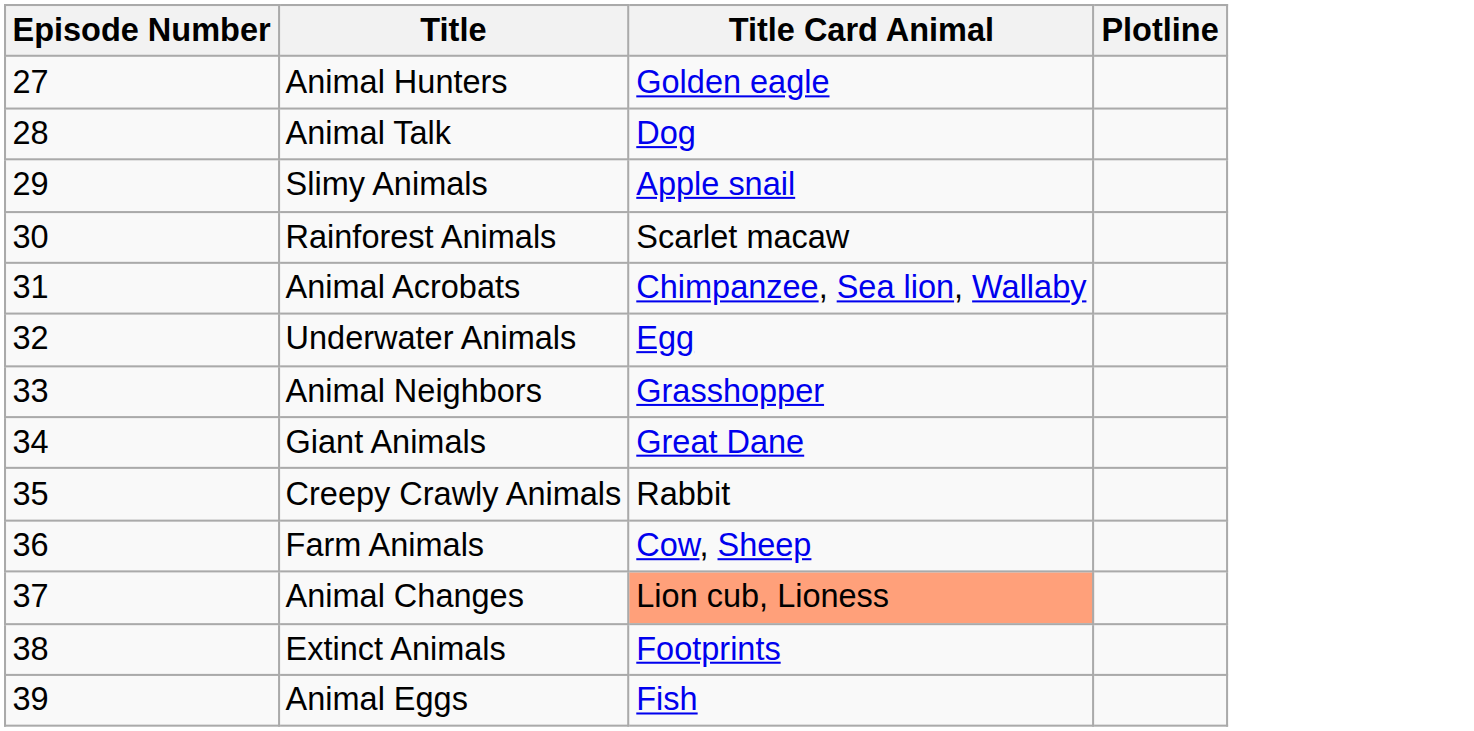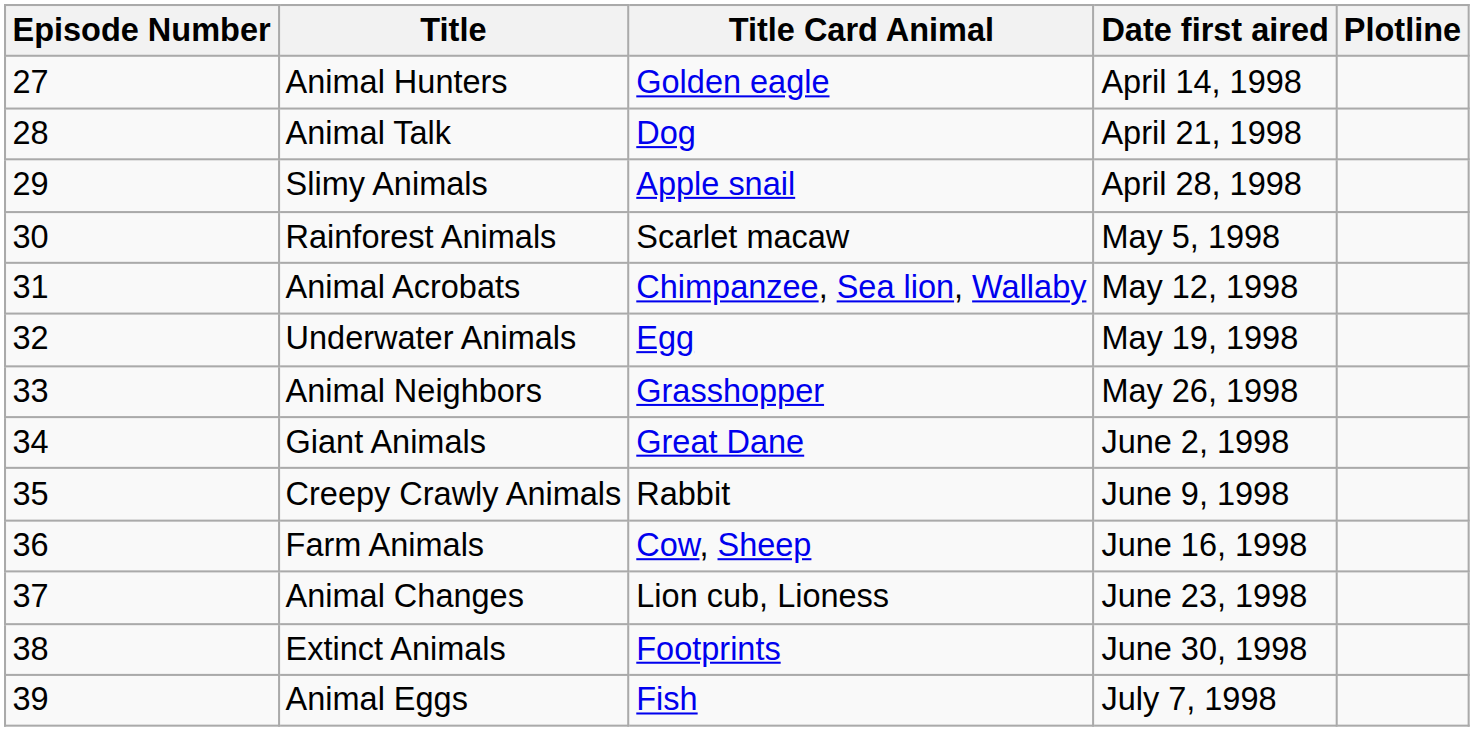+ column: (1215, 30)
(763, 596) lightsalmon background -> (763, 596) no background
